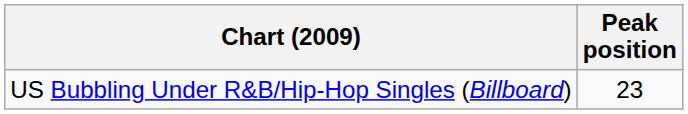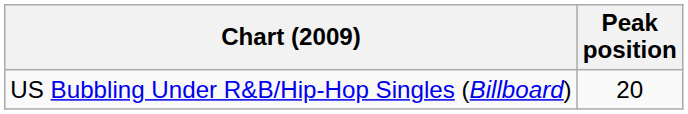(630, 89) 23 -> (630, 89) 20
